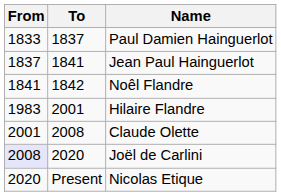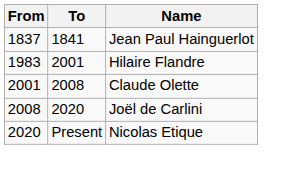- row: (191, 39)
- row: (151, 86)
(24, 156) lavender background -> (24, 109) no background
